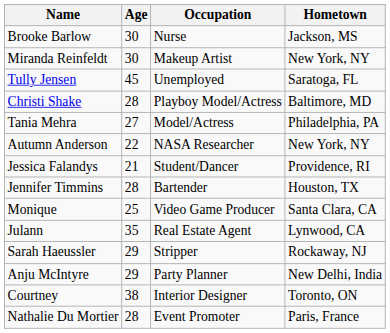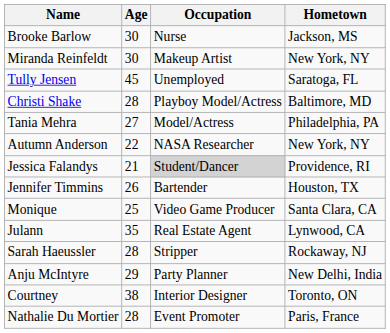(196, 166) no background -> (196, 166) lightgrey background
(132, 187) 28 -> (132, 187) 26
(132, 252) 29 -> (132, 252) 28
